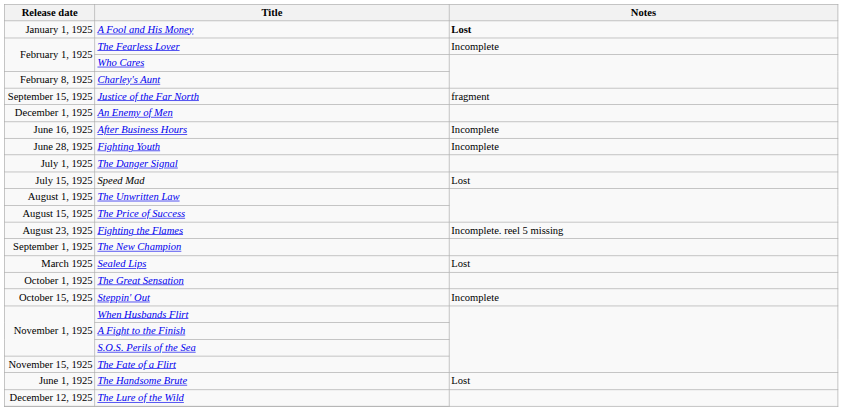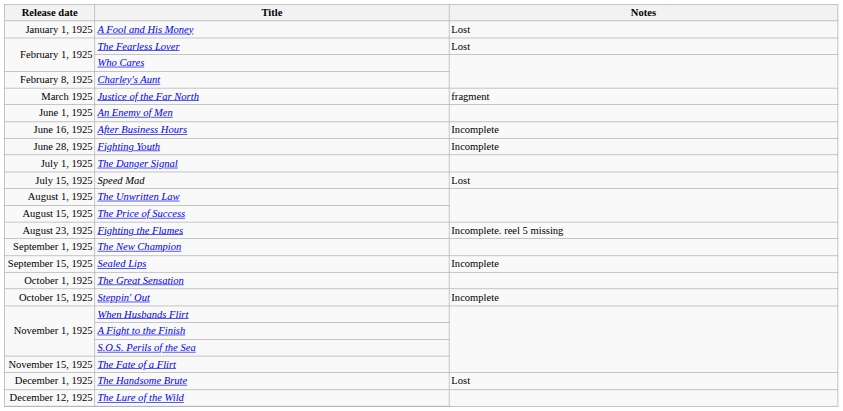(461, 29) bold -> (461, 29) normal
(475, 46) Incomplete -> (461, 46) Lost
(50, 96) September 15, 1925 -> (67, 96) March 1925
(54, 113) December 1, 1925 -> (66, 113) June 1, 1925
(67, 264) March 1925 -> (50, 264) September 15, 1925
(461, 264) Lost -> (475, 264) Incomplete
(66, 381) June 1, 1925 -> (54, 381) December 1, 1925
